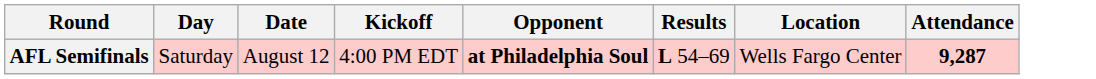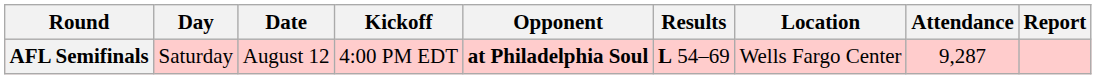+ column: (1055, 21)
(963, 56) bold -> (963, 56) normal
